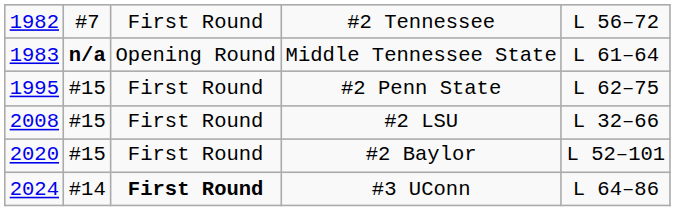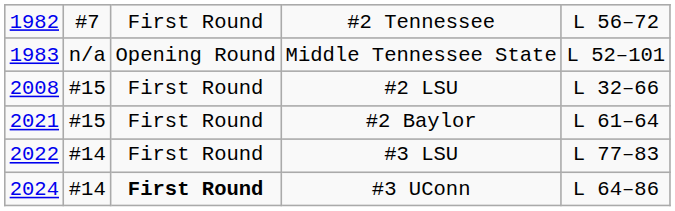(87, 55) bold -> (87, 55) normal
(616, 55) L 61–64 -> (616, 55) L 52–101
- row: (421, 88)
(34, 155) 2020 -> (34, 122) 2021
(616, 155) L 52–101 -> (616, 122) L 61–64
+ row: (421, 155)
